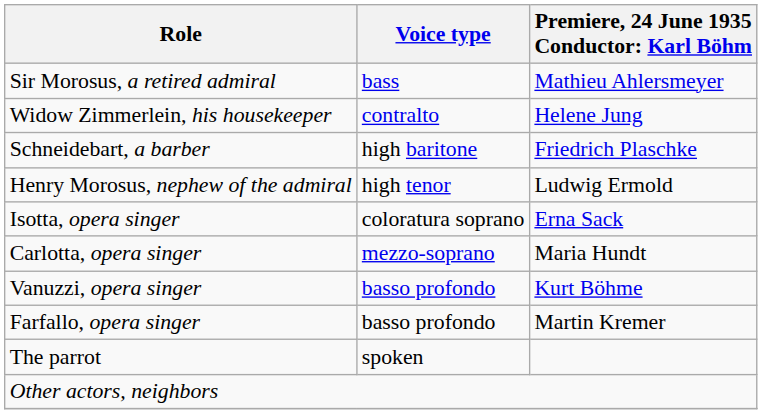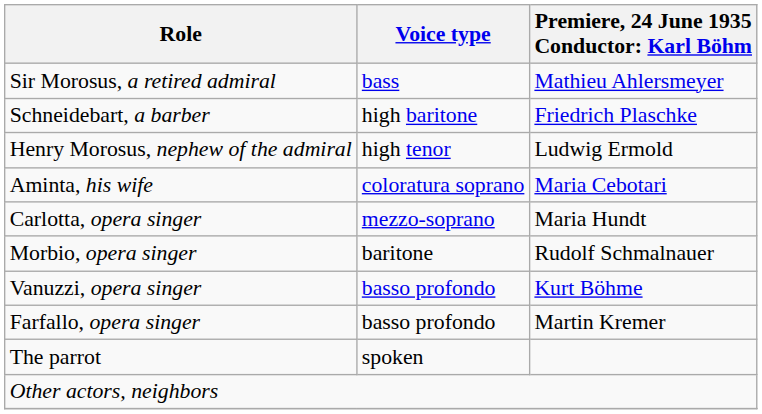- row: (171, 115)
+ row: (81, 184)
- row: (95, 218)
+ row: (103, 253)
